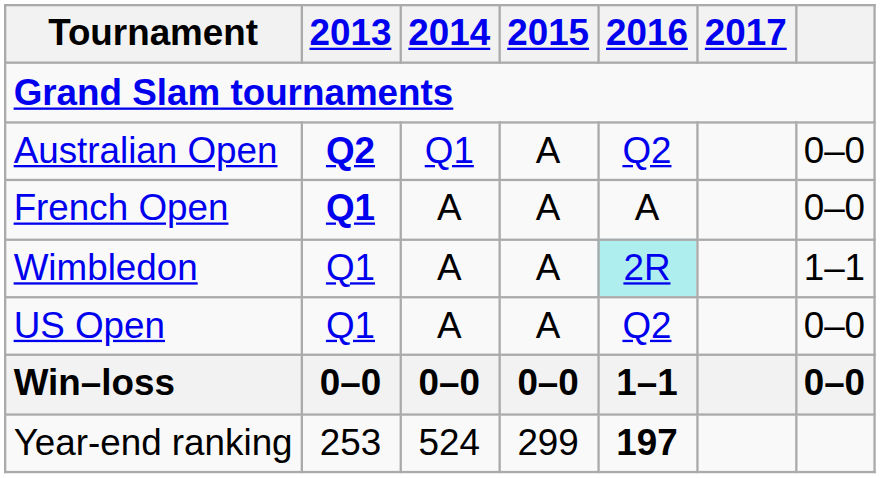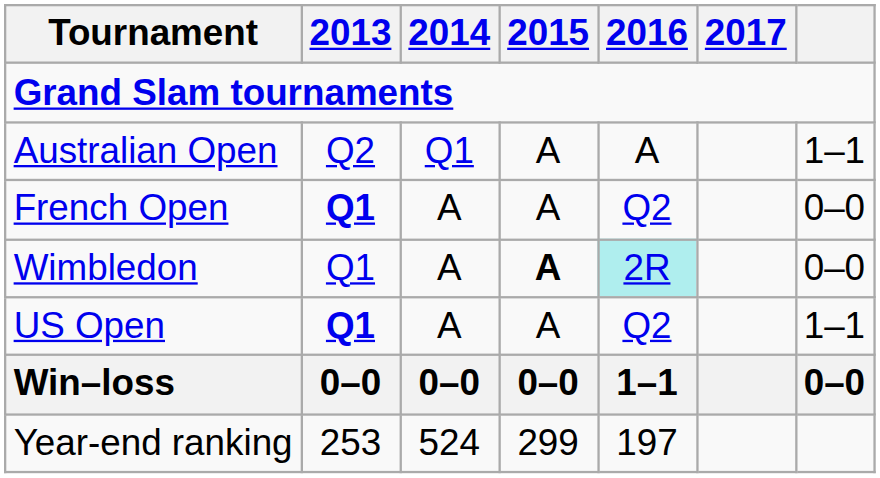(350, 150) bold -> (350, 150) normal
(647, 150) Q2 -> (647, 150) A
(834, 150) 0–0 -> (834, 150) 1–1
(647, 208) A -> (647, 208) Q2
(548, 267) normal -> (548, 267) bold
(834, 267) 1–1 -> (834, 267) 0–0
(350, 325) normal -> (350, 325) bold
(834, 325) 0–0 -> (834, 325) 1–1
(647, 442) bold -> (647, 442) normal
